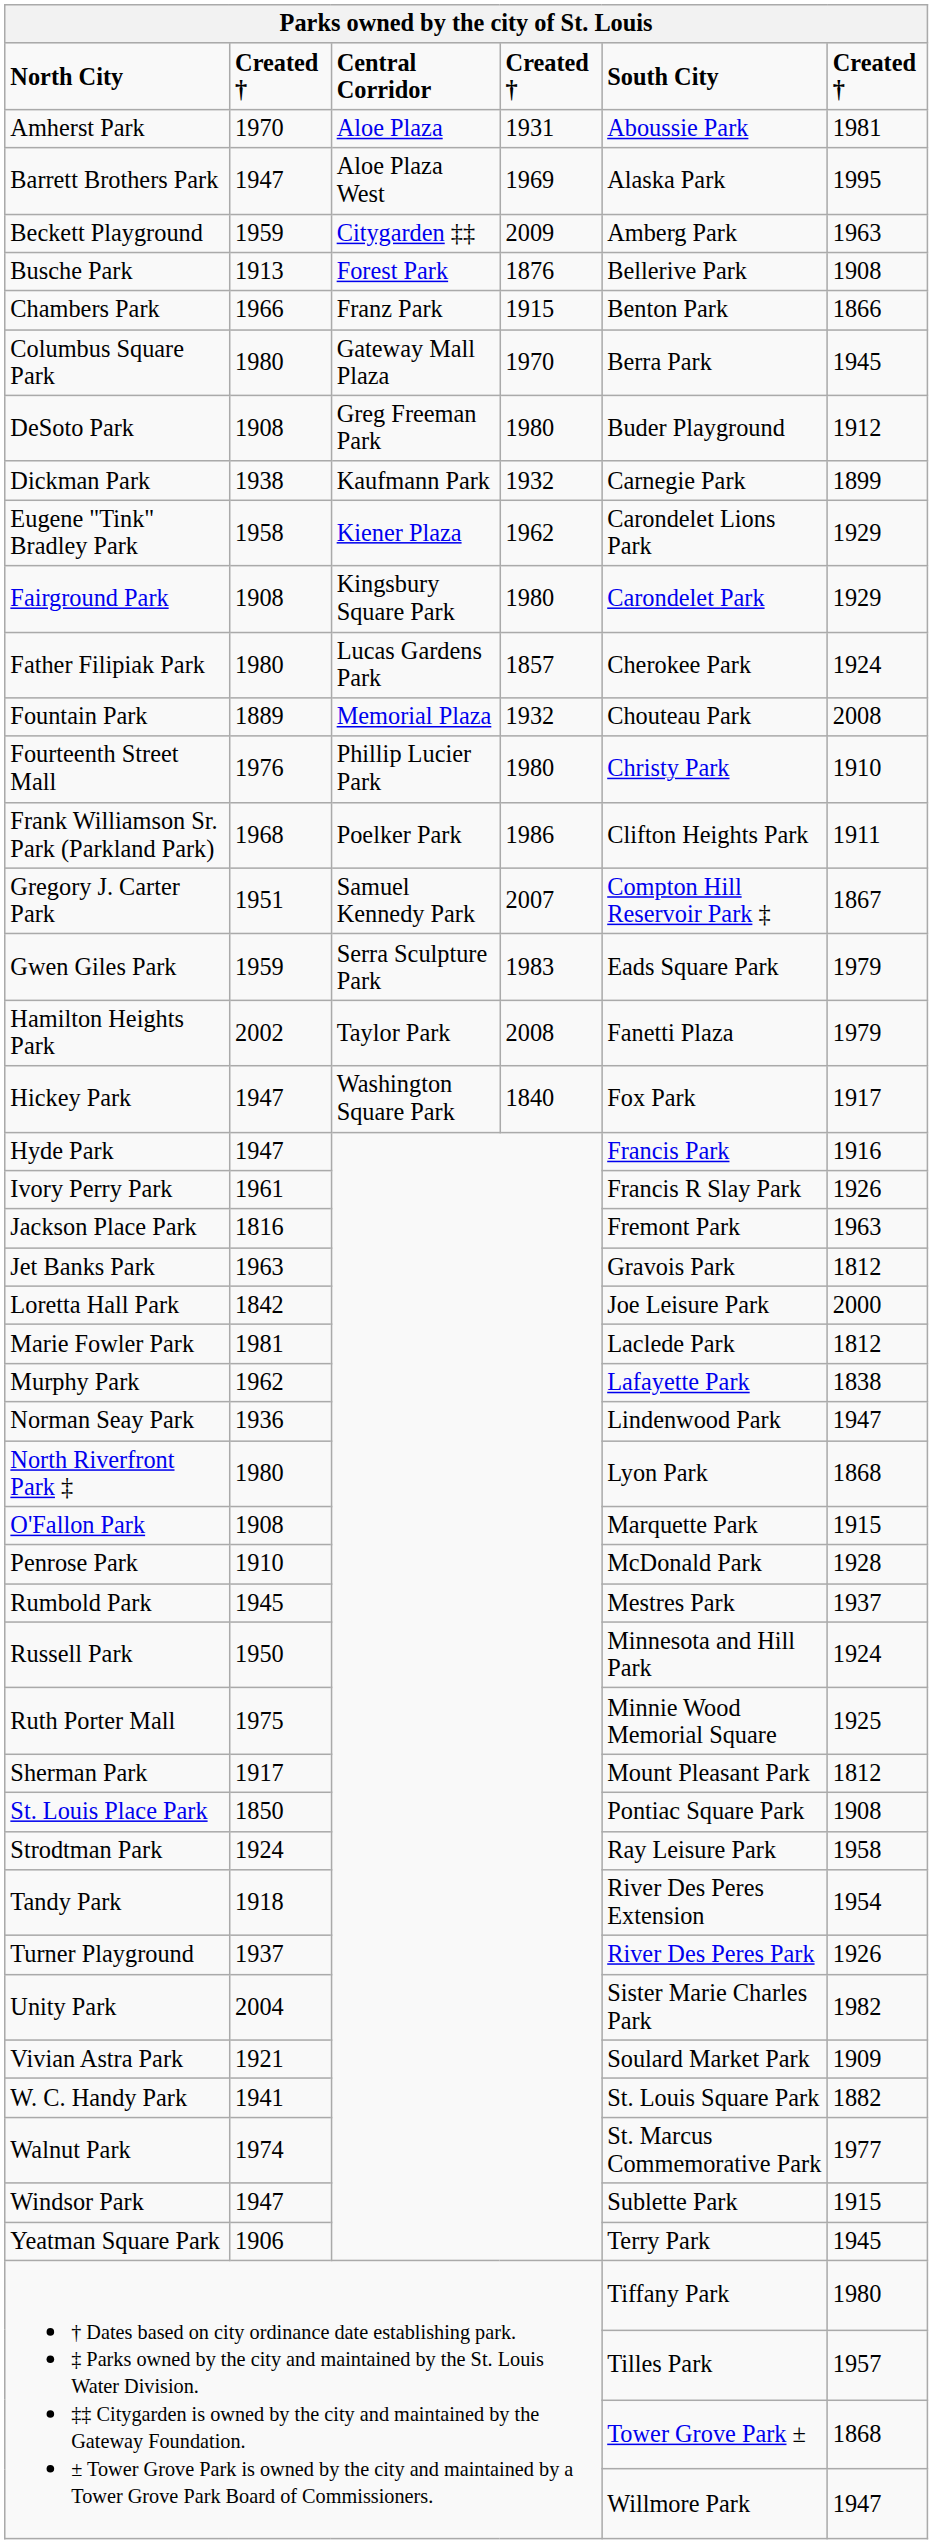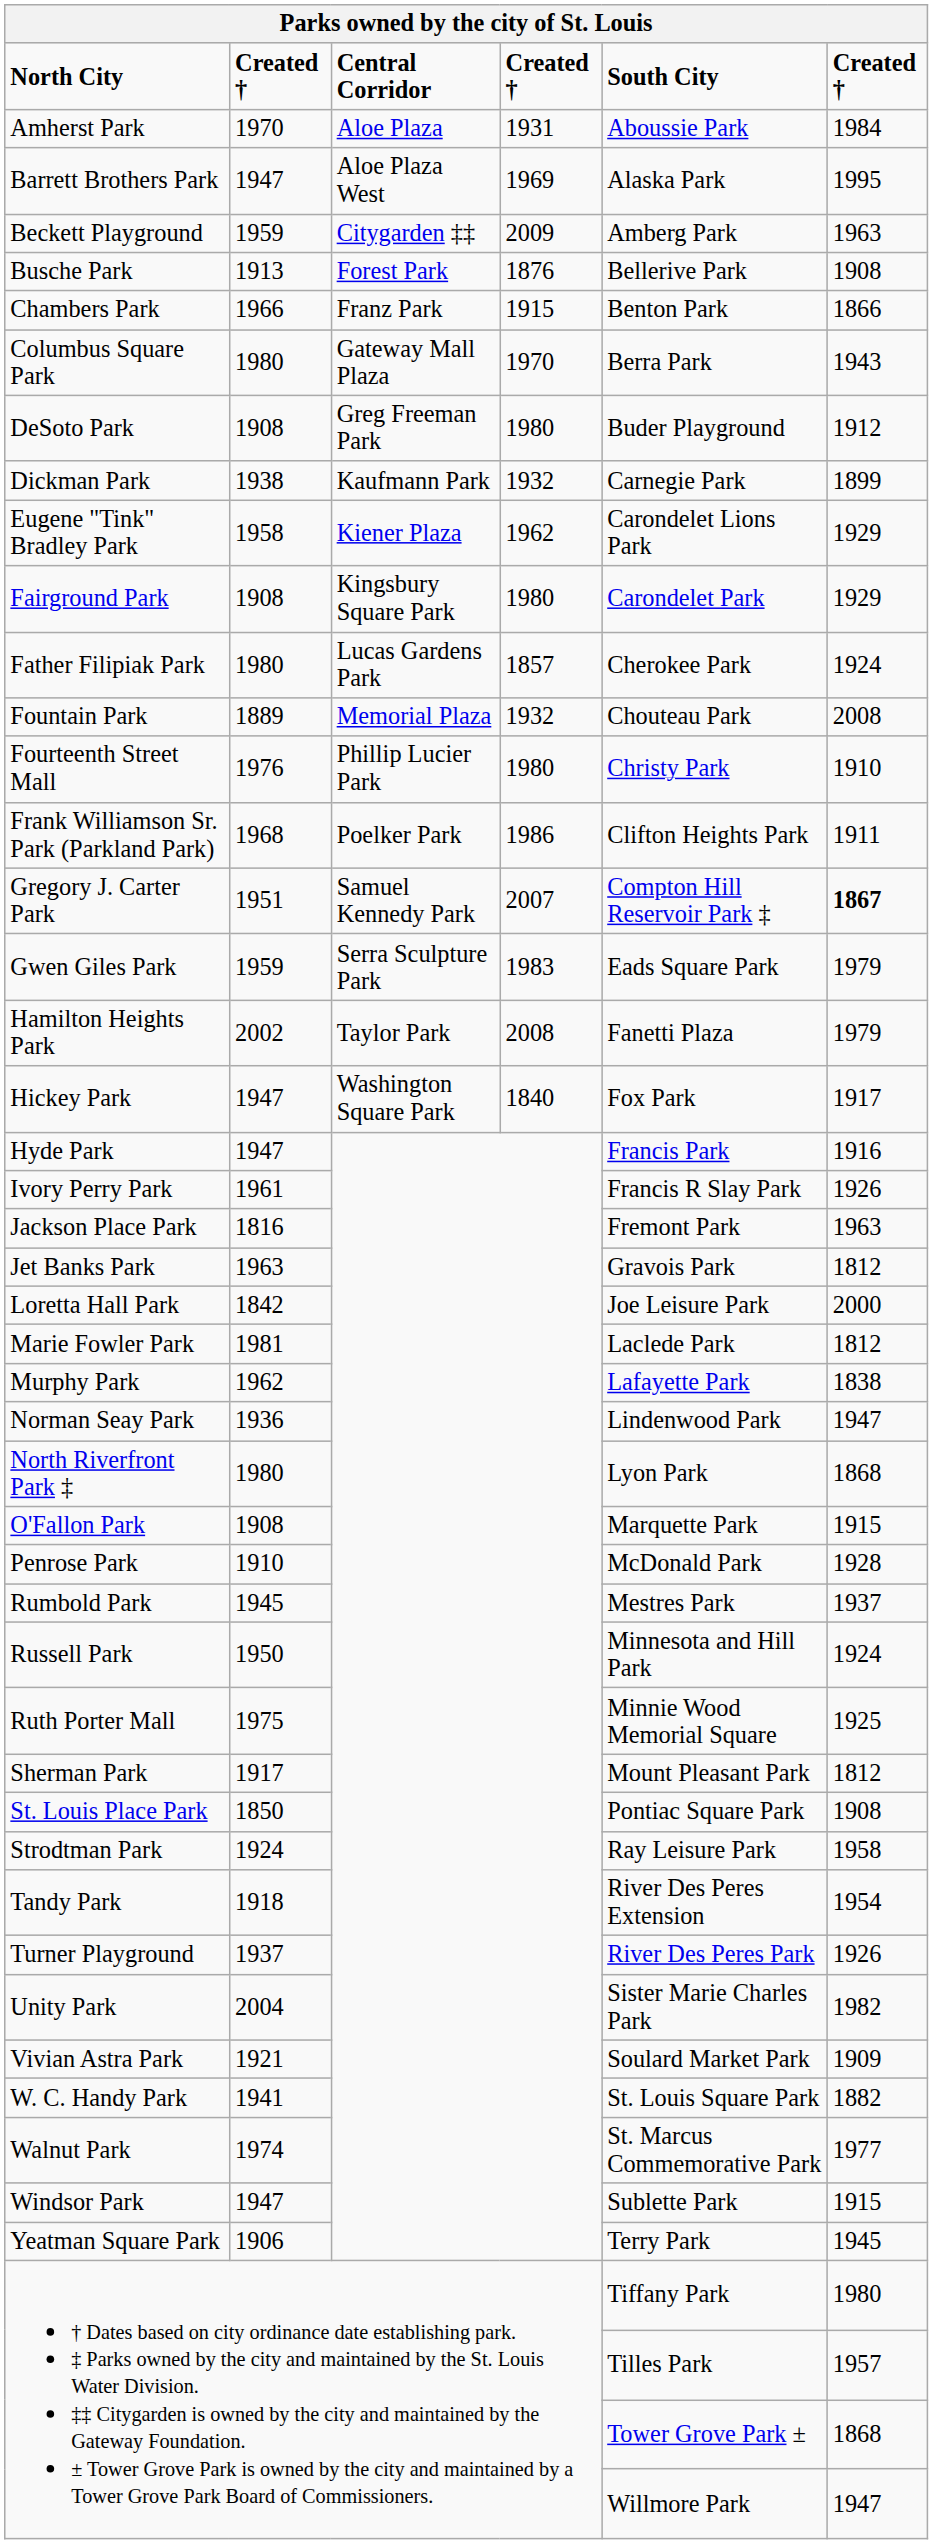(857, 128) 1981 -> (857, 128) 1984
(857, 362) 1945 -> (857, 362) 1943
(857, 900) normal -> (857, 900) bold
